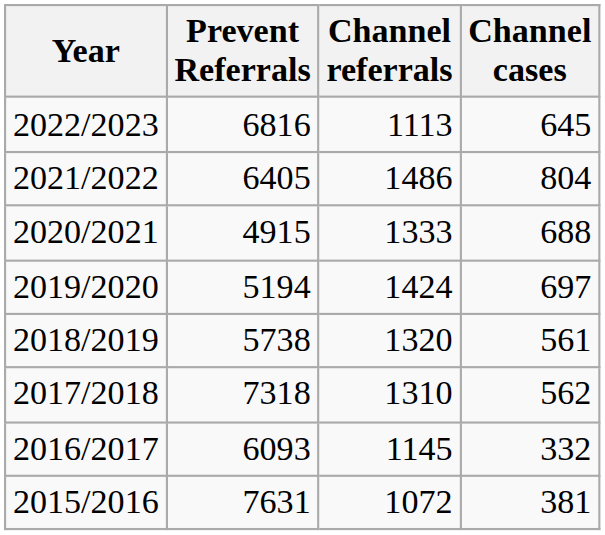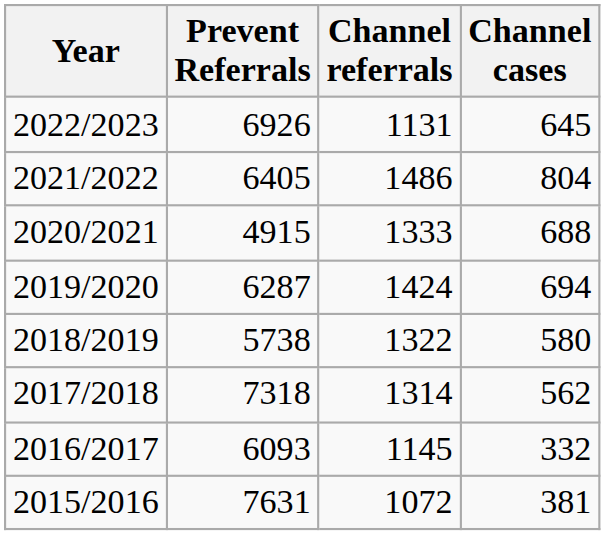(277, 123) 6816 -> (277, 123) 6926
(420, 123) 1113 -> (419, 123) 1131
(277, 286) 5194 -> (277, 286) 6287
(566, 286) 697 -> (566, 286) 694
(418, 340) 1320 -> (418, 340) 1322
(566, 340) 561 -> (566, 340) 580
(418, 394) 1310 -> (418, 394) 1314
